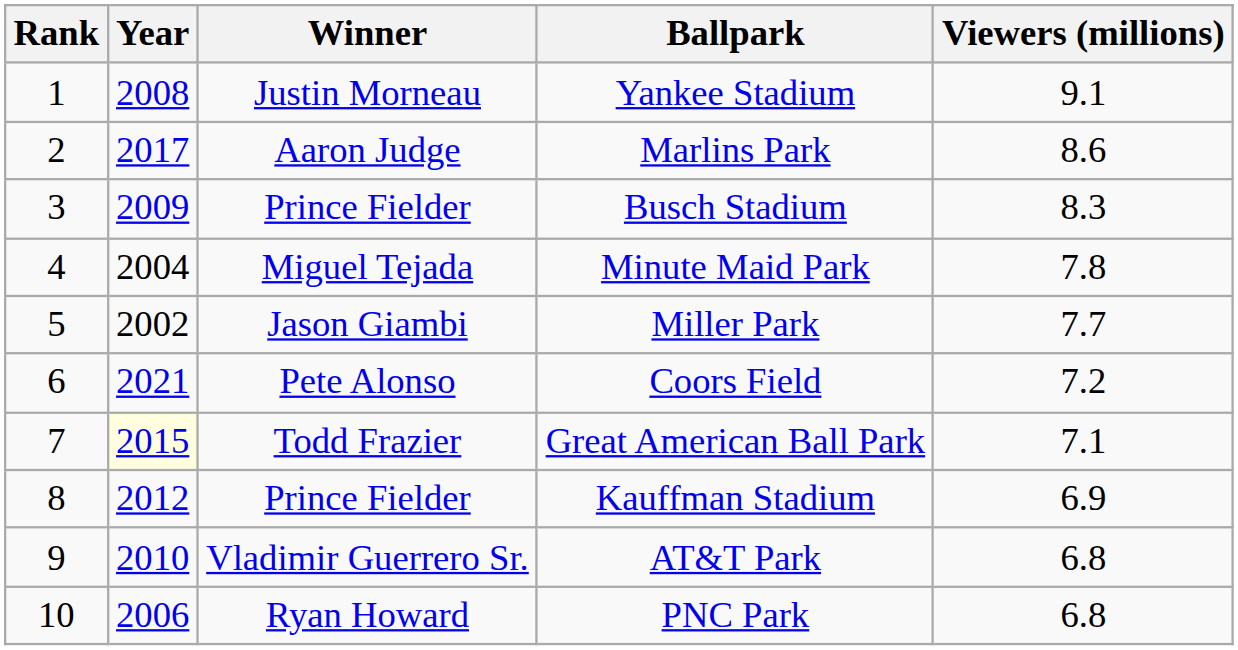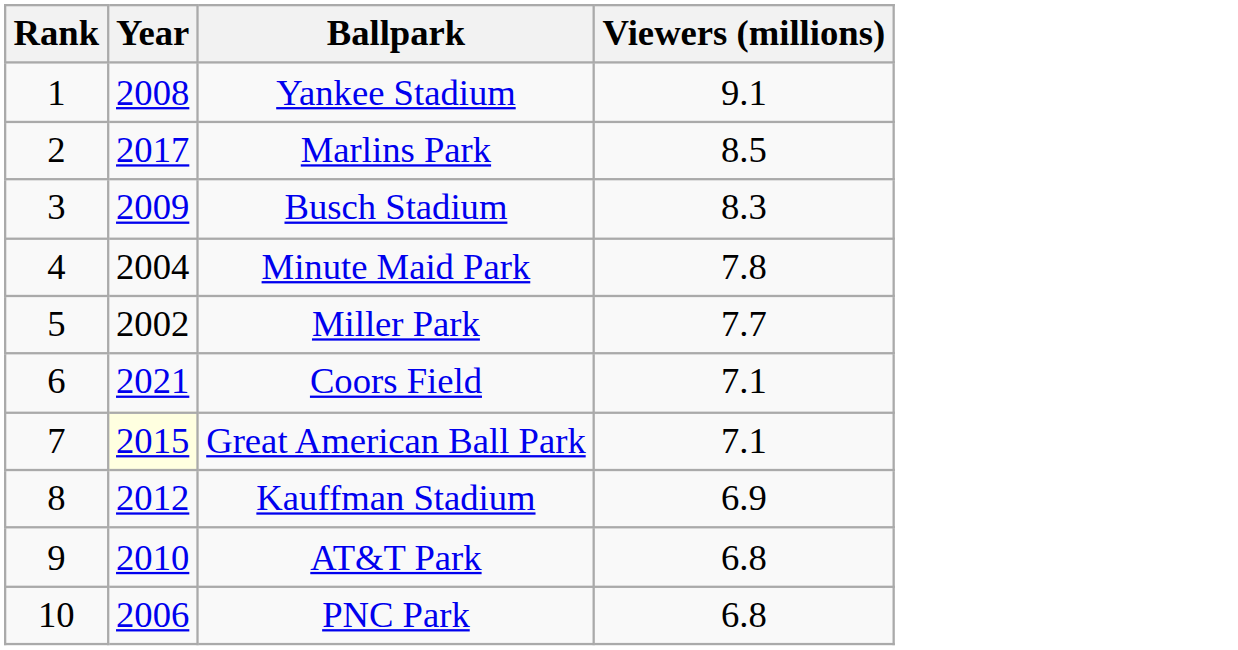- column: (367, 33)
(1083, 149) 8.6 -> (744, 149) 8.5
(1083, 382) 7.2 -> (744, 382) 7.1
